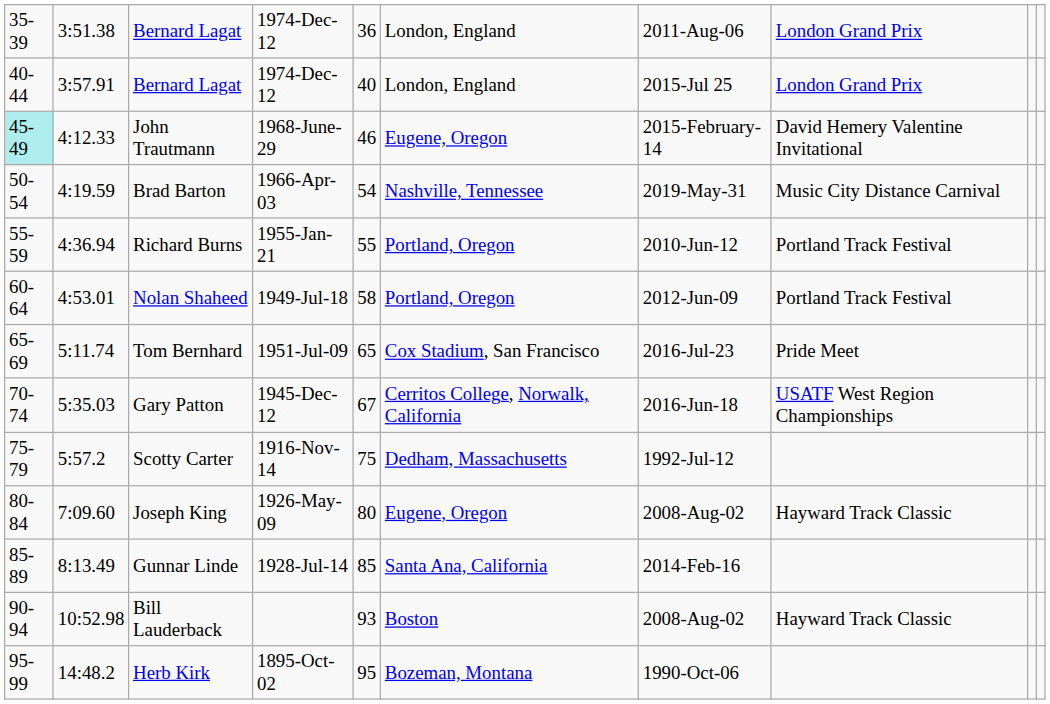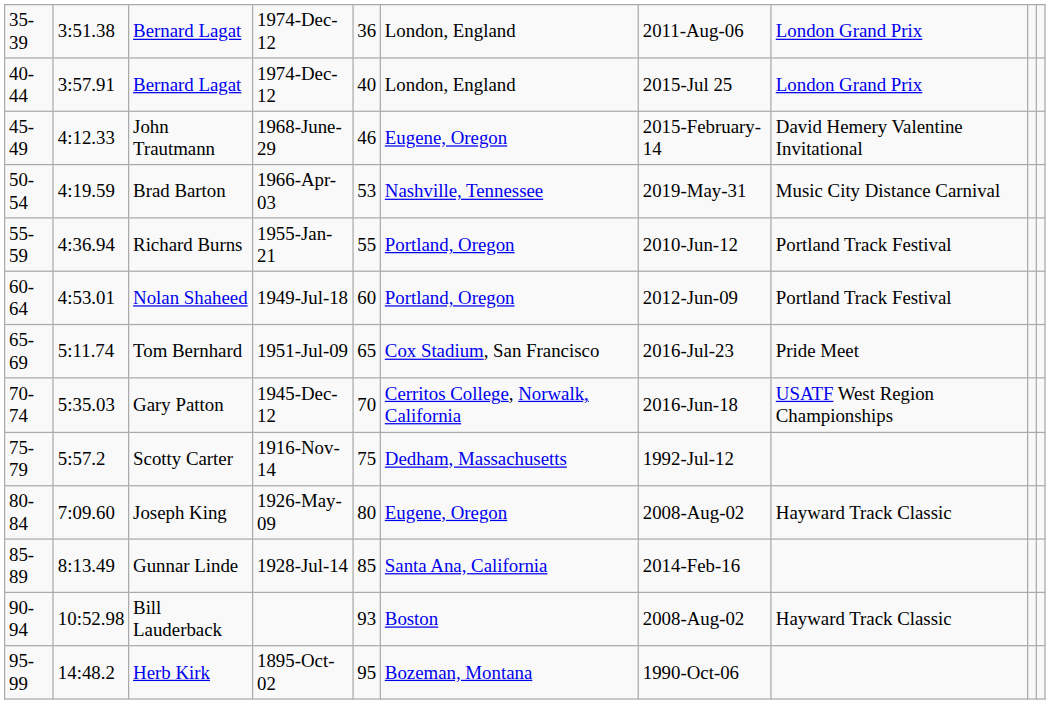(22, 138) paleturquoise background -> (22, 138) no background
(367, 191) 54 -> (367, 191) 53
(367, 298) 58 -> (367, 298) 60
(367, 405) 67 -> (367, 405) 70
